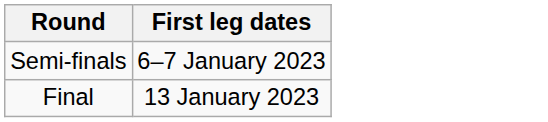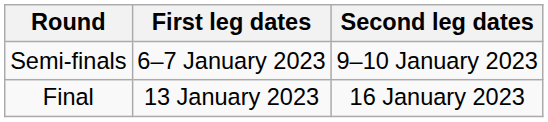+ column: (437, 23)
